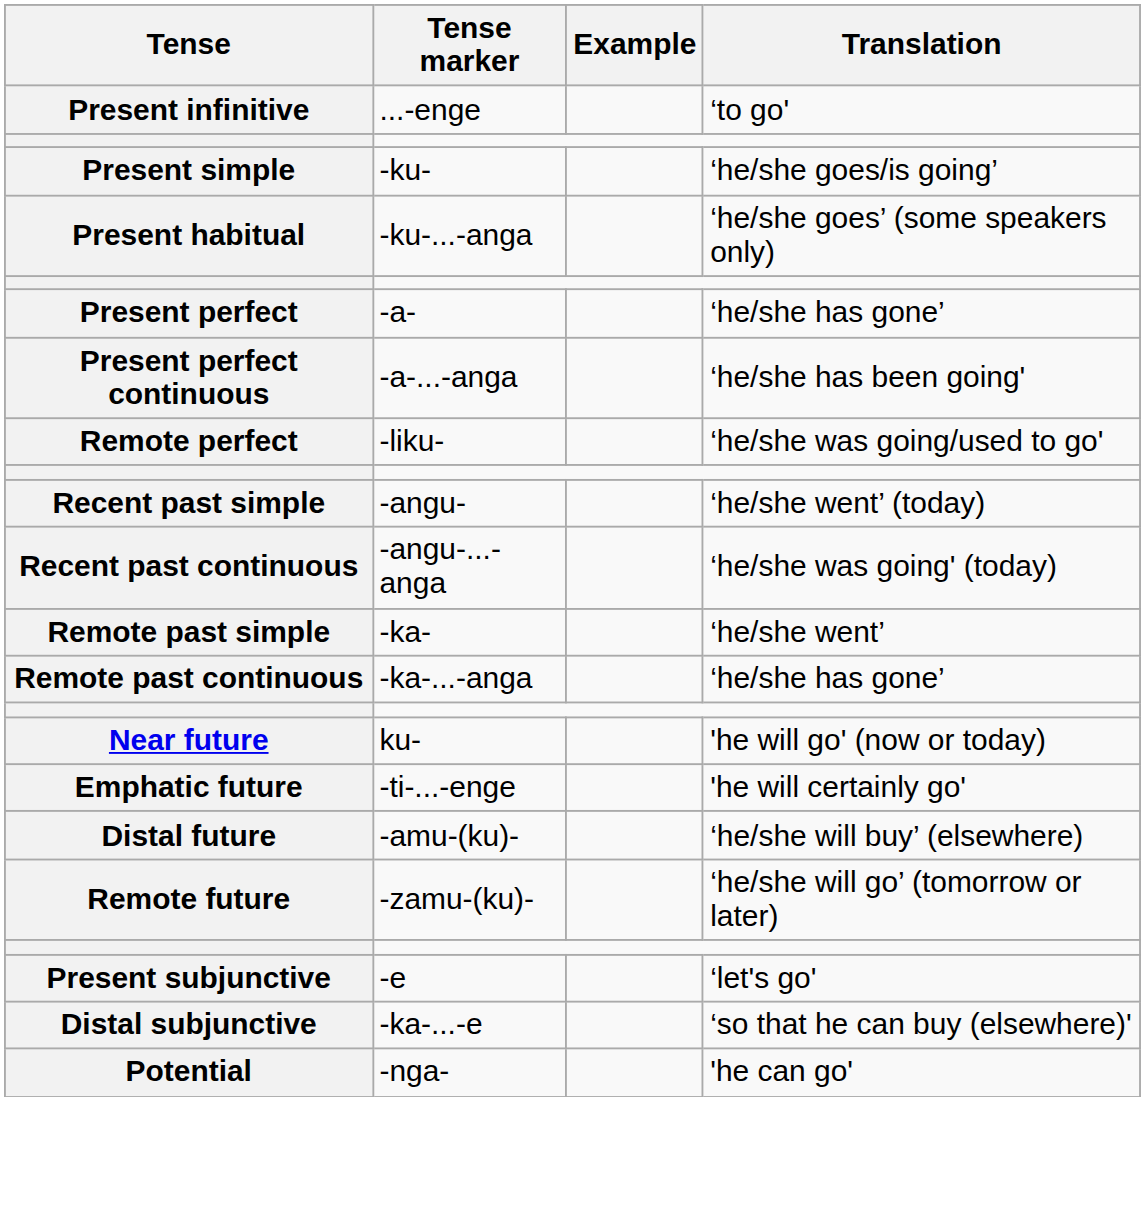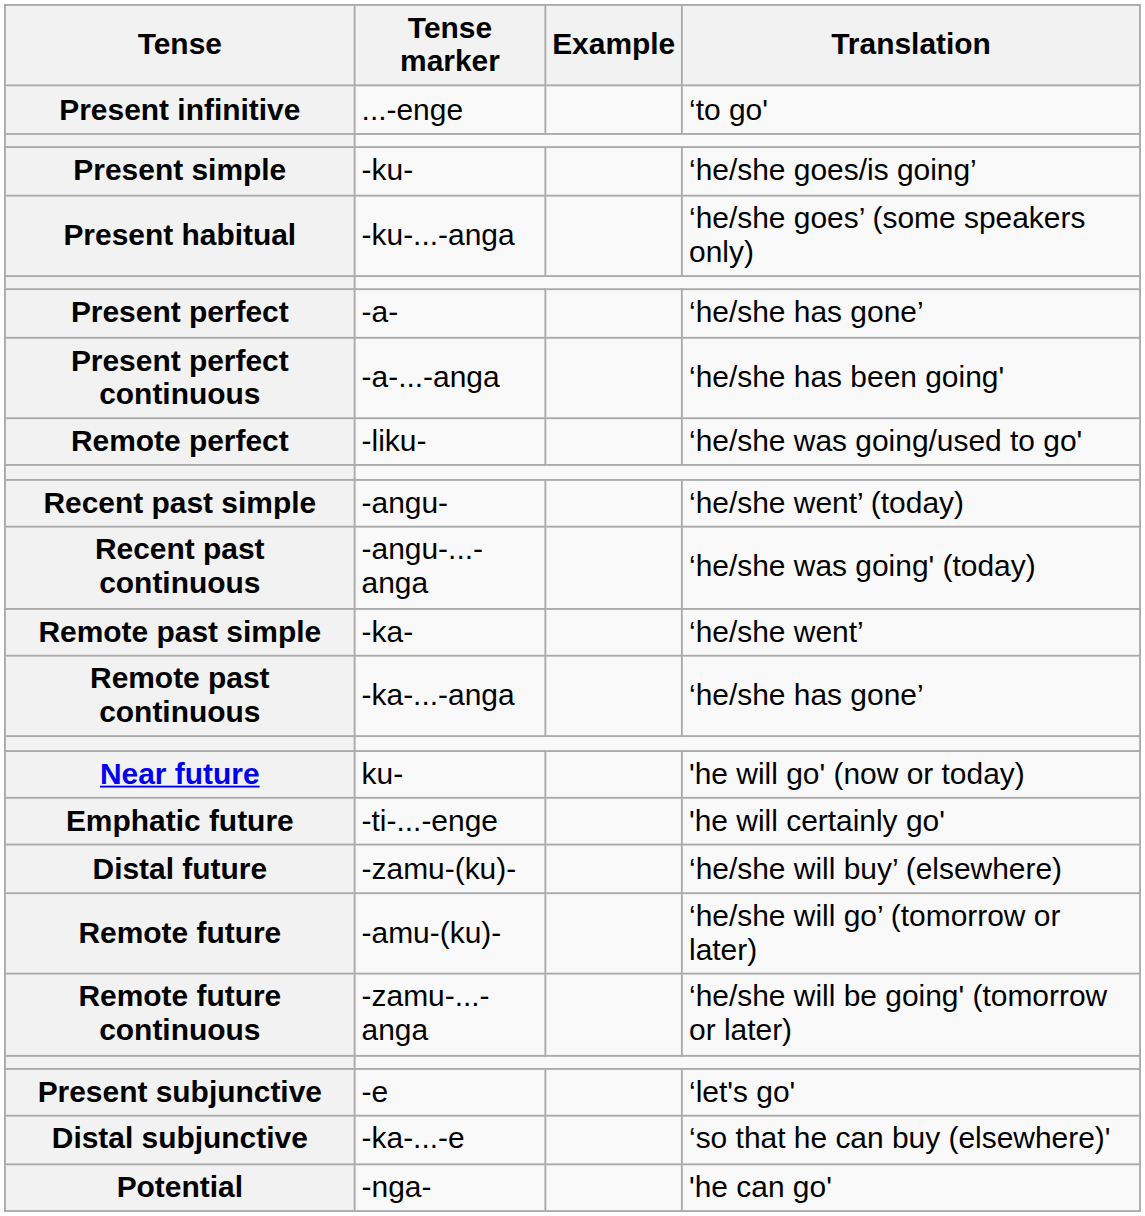(449, 834) -amu-(ku)- -> (439, 868) -zamu-(ku)-
(457, 899) -zamu-(ku)- -> (431, 932) -amu-(ku)-
+ row: (180, 1013)
